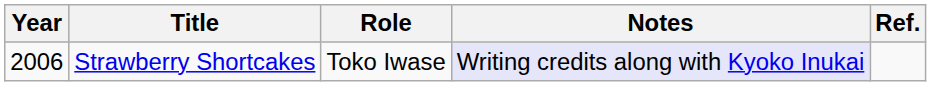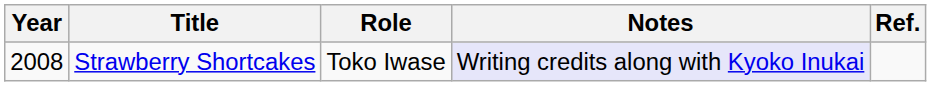(37, 61) 2006 -> (37, 61) 2008
